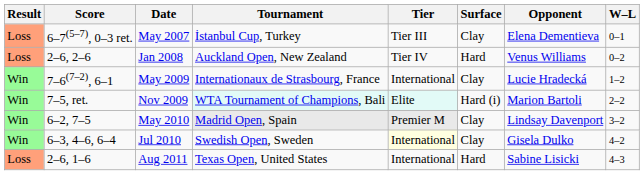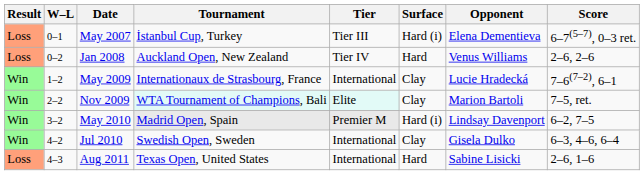columns swapped: (623, 14) <-> (90, 14)
(472, 35) Clay -> (422, 35) Hard (i)
(481, 100) Hard (i) -> (414, 100) Clay
(472, 120) Clay -> (422, 120) Hard (i)
(423, 139) lightyellow background -> (364, 139) no background
